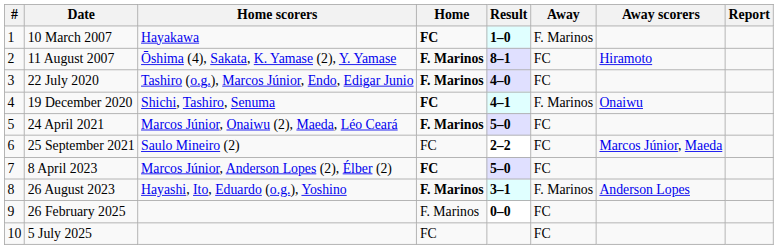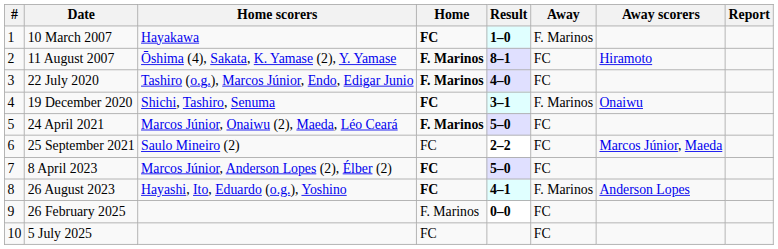(500, 102) 4–1 -> (500, 102) 3–1
(452, 189) F. Marinos -> (429, 189) FC
(500, 189) 3–1 -> (500, 189) 4–1
